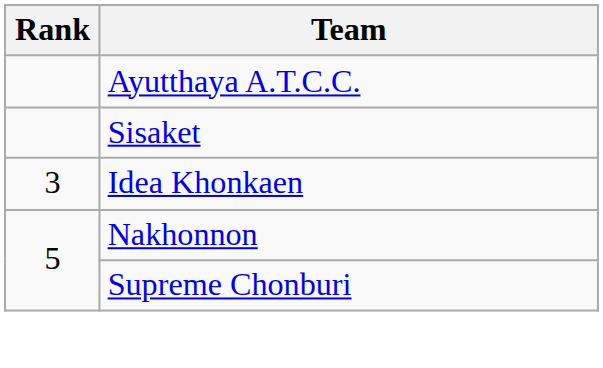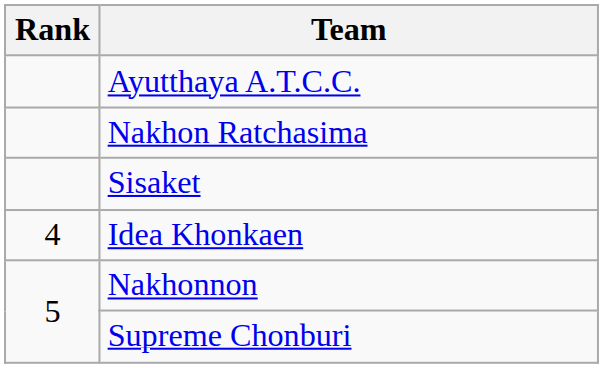+ row: (238, 132)
(53, 183) 3 -> (53, 234) 4
